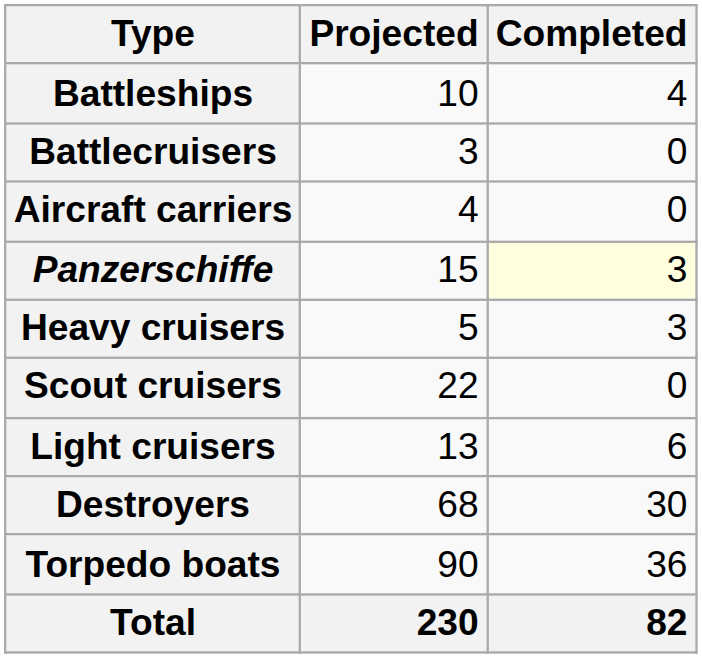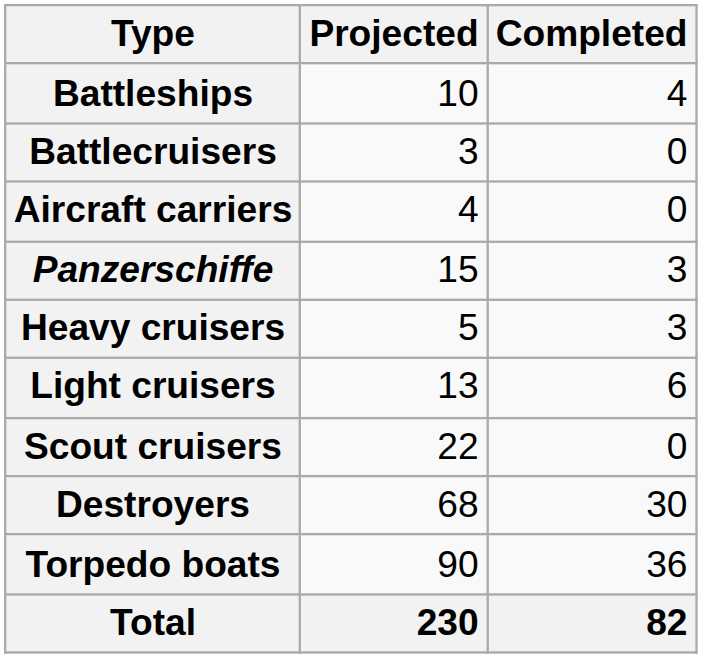(677, 269) lightyellow background -> (677, 269) no background
rows swapped: (153, 446) <-> (153, 387)
